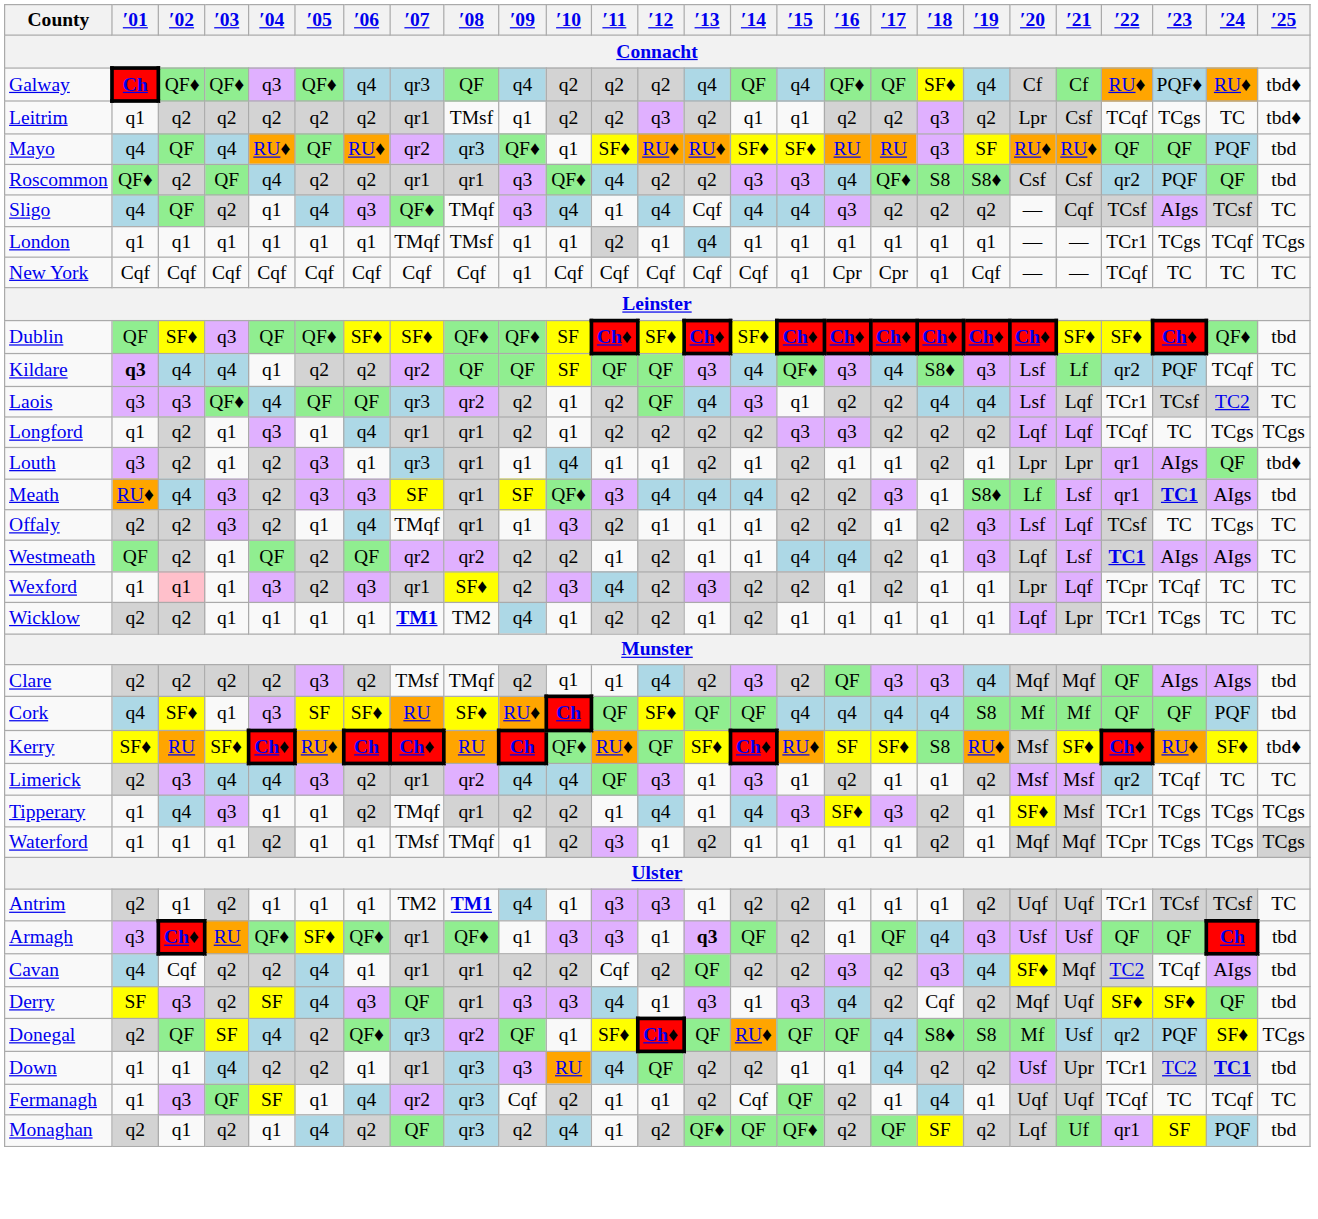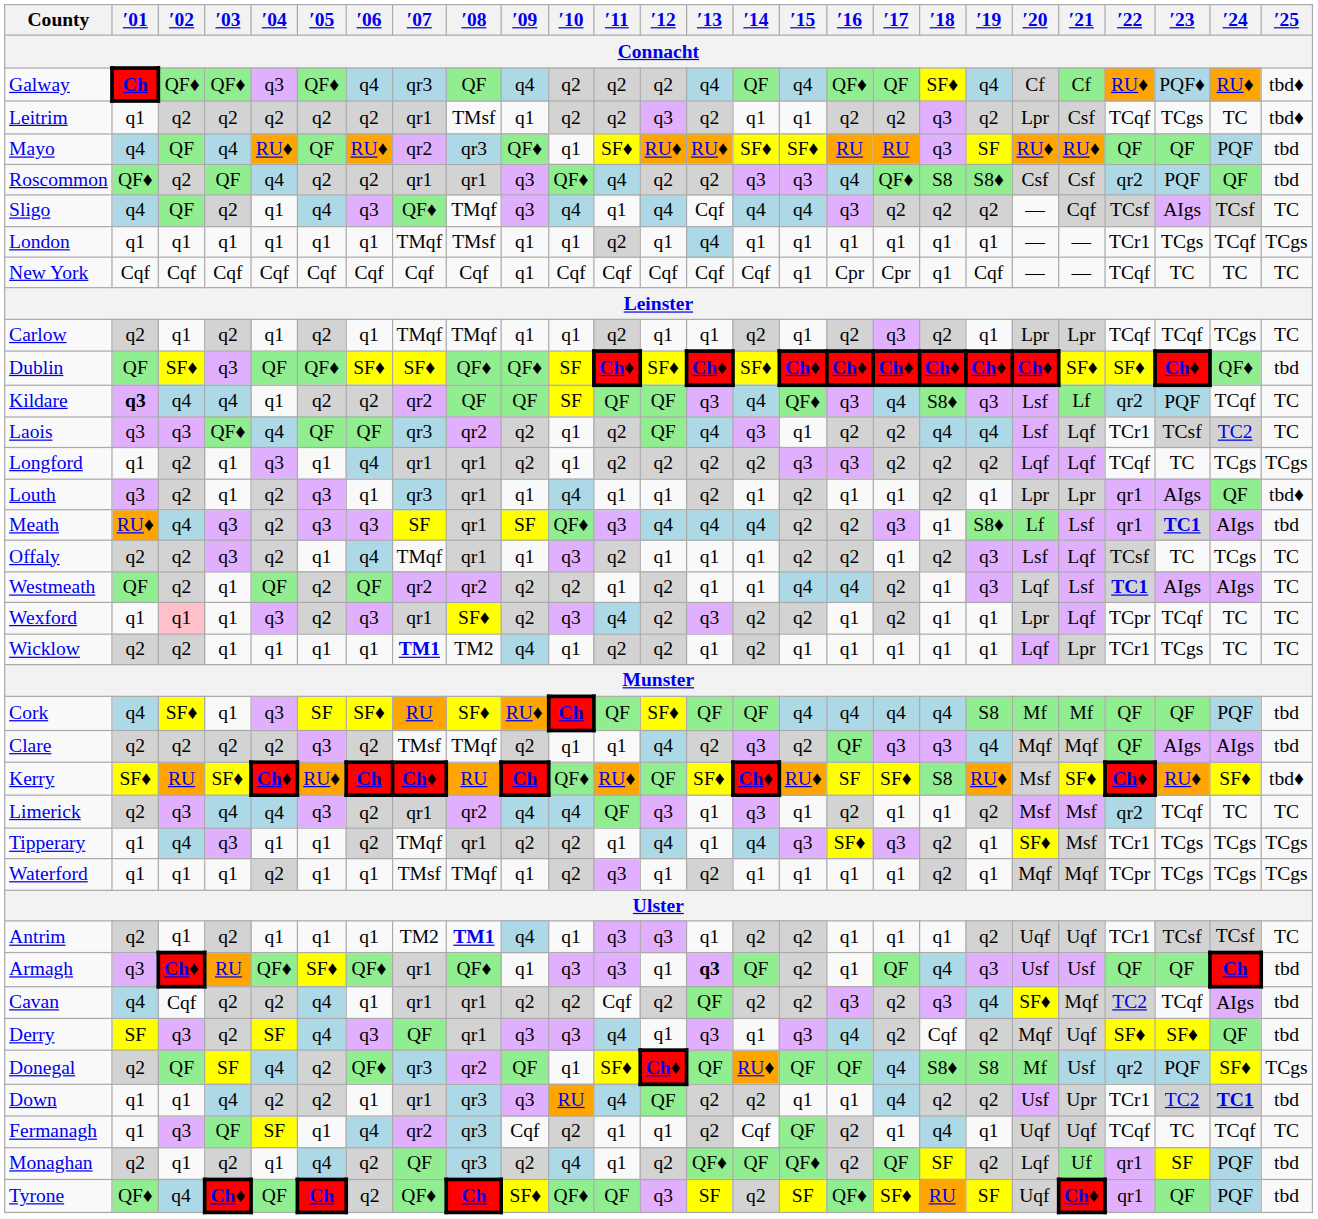+ row: (38, 335)
rows swapped: (30, 680) <-> (29, 713)
(1284, 841) lightgrey background -> (1286, 874) no background
+ row: (37, 1195)
